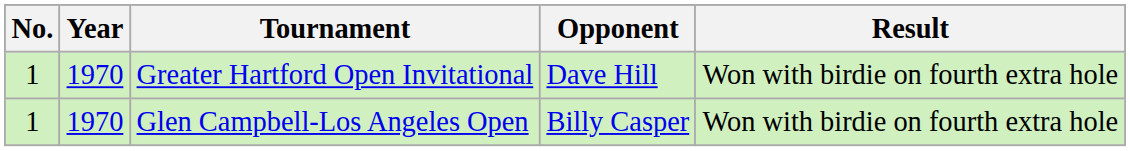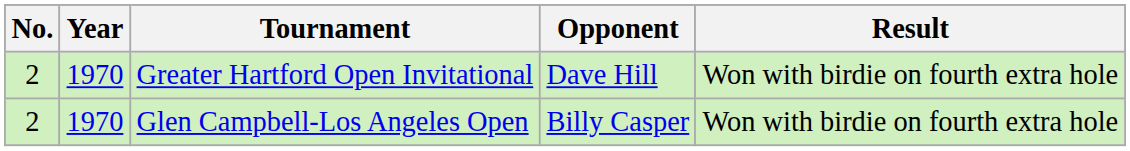(32, 74) 1 -> (32, 74) 2
(32, 121) 1 -> (32, 121) 2
